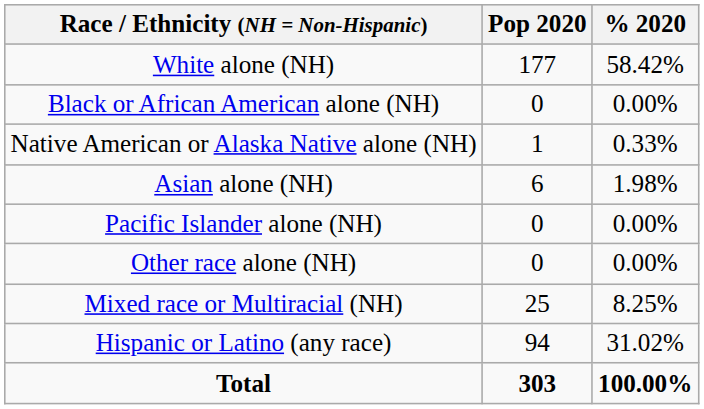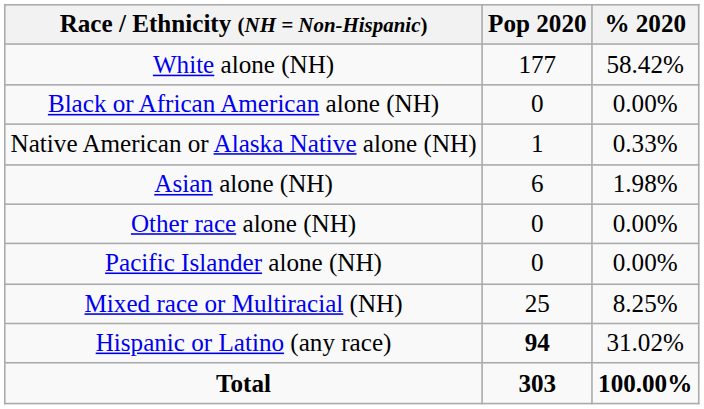rows swapped: (244, 223) <-> (244, 263)
(537, 343) normal -> (537, 343) bold
